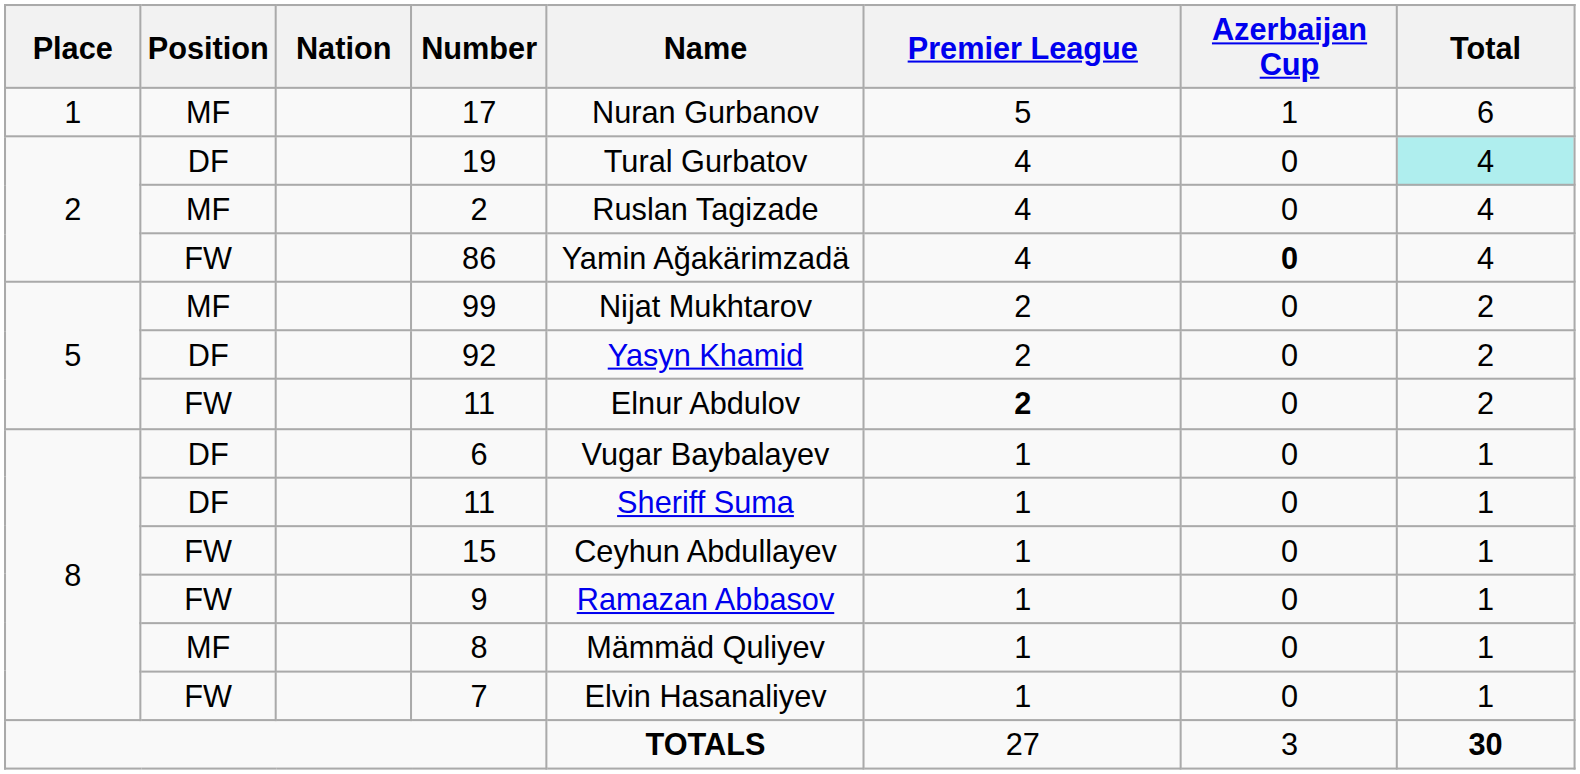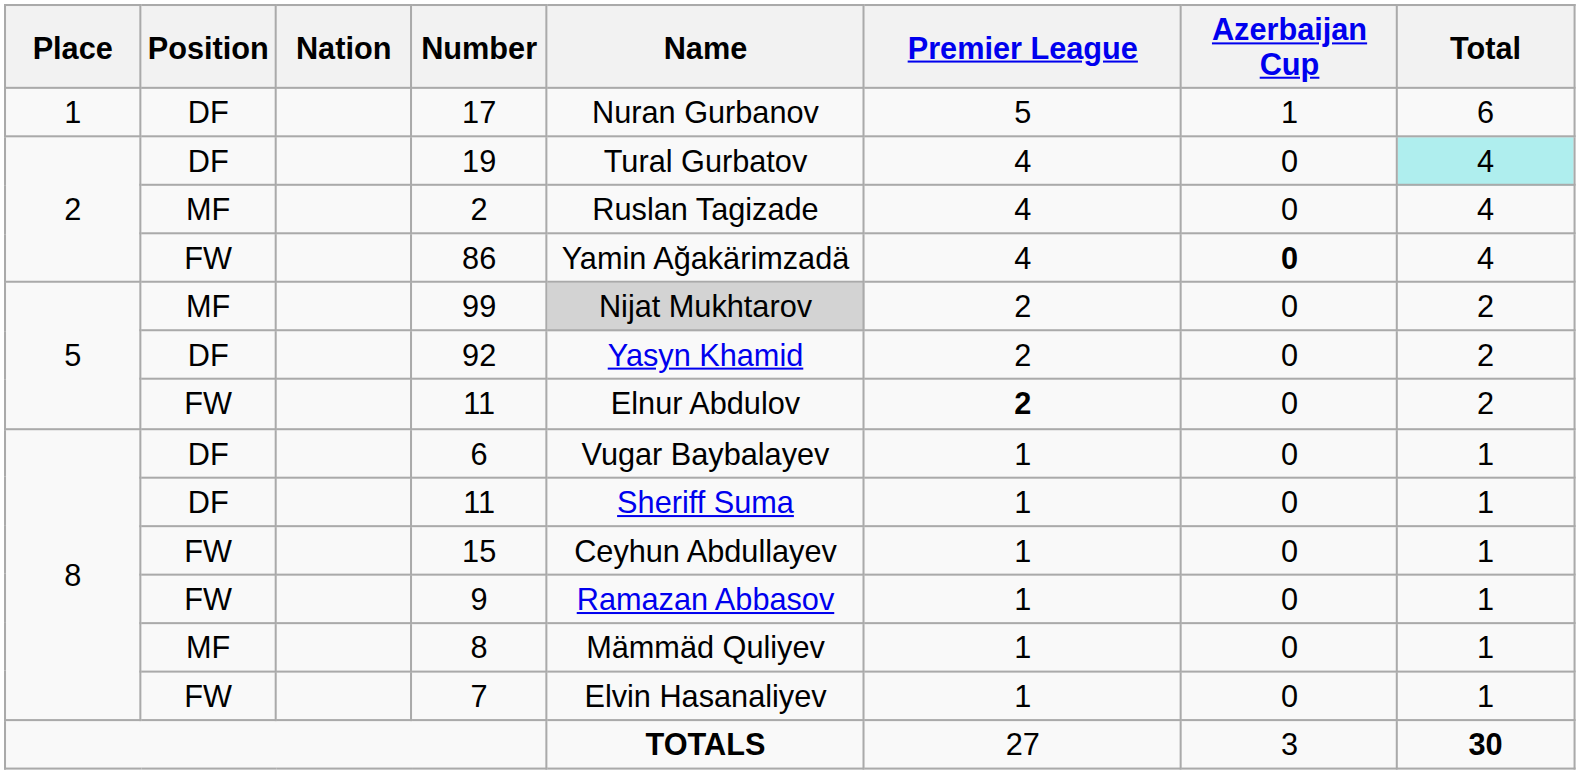(208, 112) MF -> (208, 112) DF
(705, 307) no background -> (705, 307) lightgrey background
